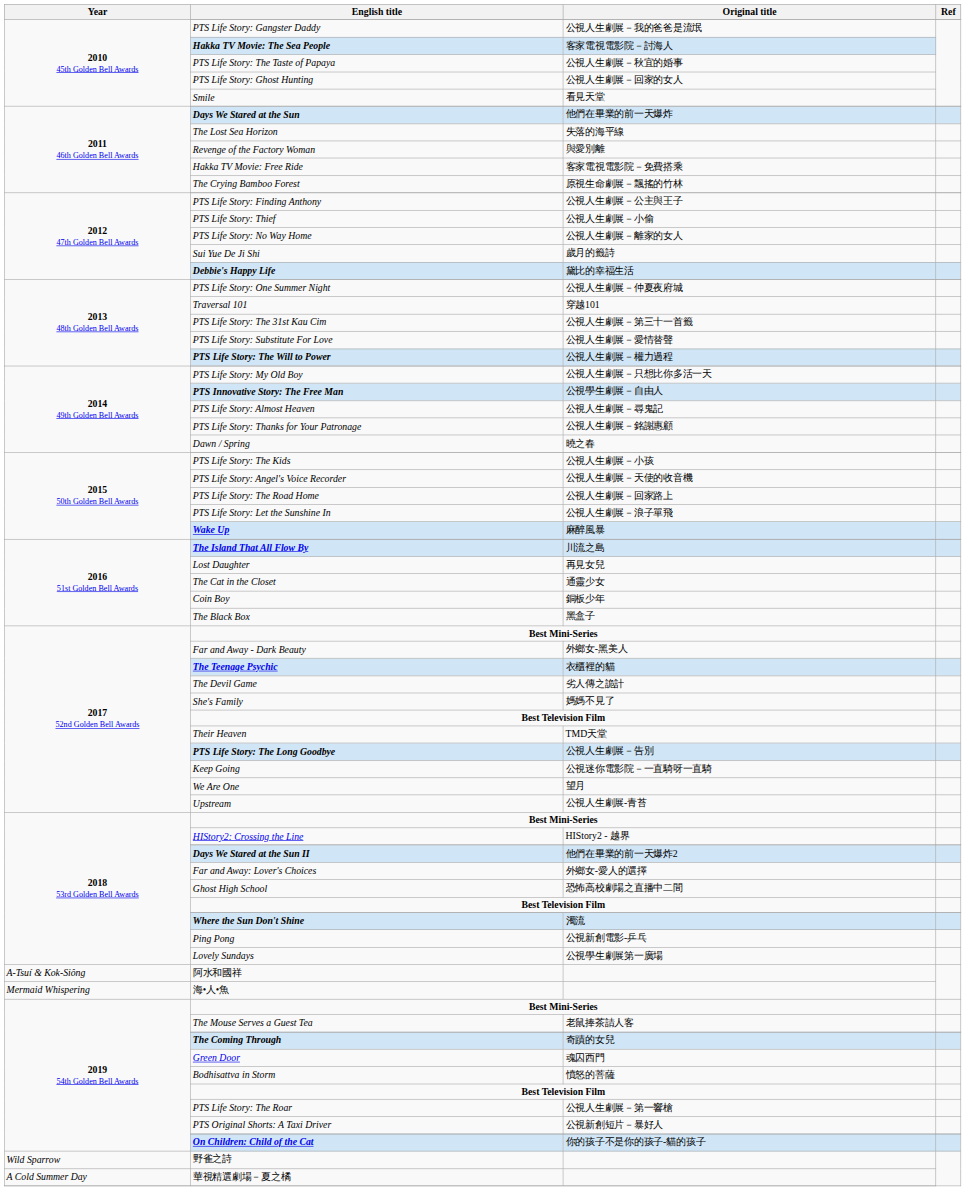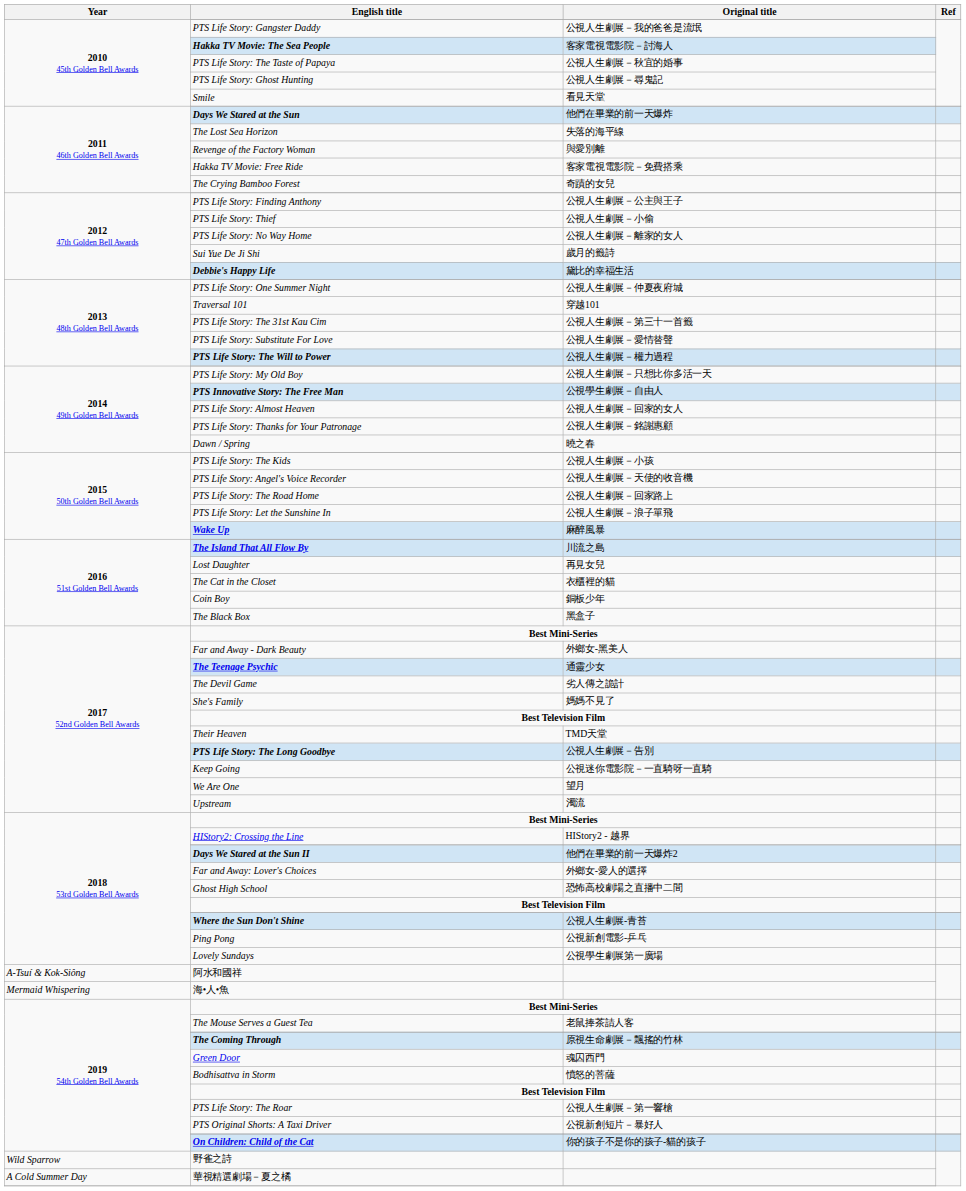(624, 80) 公視人生劇展－回家的女人 -> (614, 80) 公視人生劇展－尋鬼記
(624, 184) 原視生命劇展－飄搖的竹林 -> (590, 184) 奇蹟的女兒
(614, 409) 公視人生劇展－尋鬼記 -> (624, 409) 公視人生劇展－回家的女人
(585, 582) 通靈少女 -> (590, 582) 衣櫃裡的貓
(590, 666) 衣櫃裡的貓 -> (585, 666) 通靈少女
(606, 803) 公視人生劇展-青苔 -> (575, 803) 濁流
(575, 921) 濁流 -> (606, 921) 公視人生劇展-青苔
(590, 1040) 奇蹟的女兒 -> (624, 1040) 原視生命劇展－飄搖的竹林
